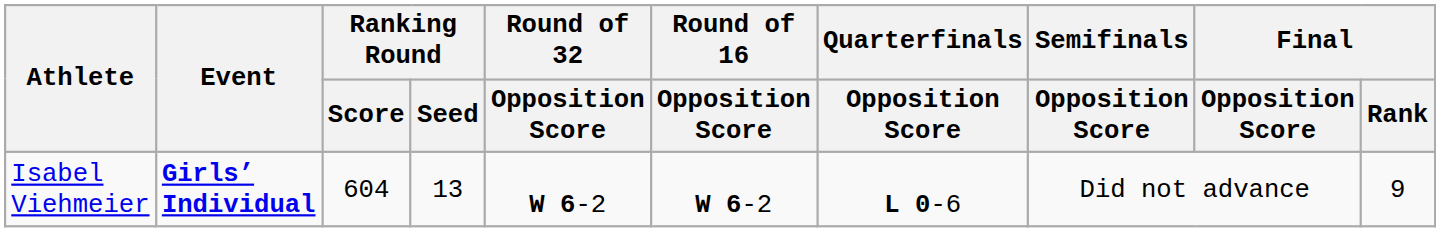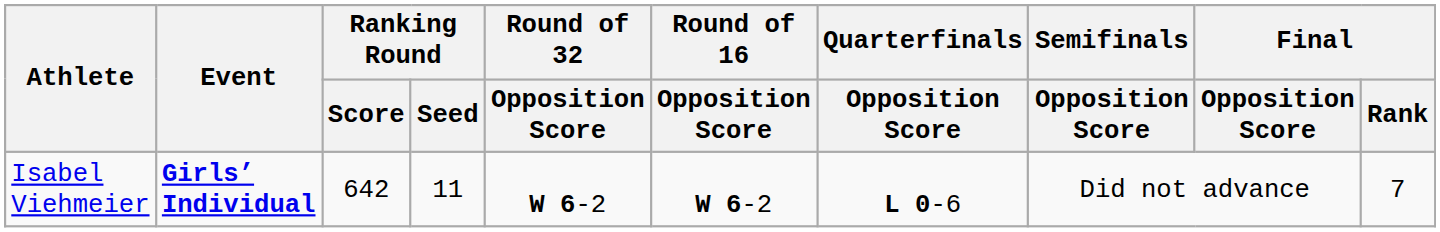(366, 189) 604 -> (366, 189) 642
(448, 189) 13 -> (448, 189) 11
(1398, 189) 9 -> (1398, 189) 7
